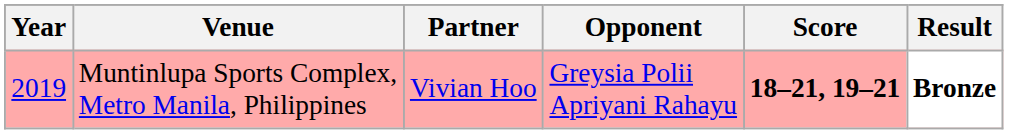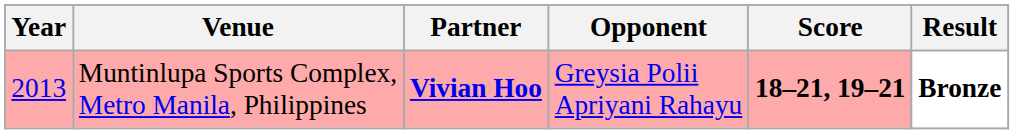(39, 88) 2019 -> (39, 88) 2013
(473, 88) normal -> (476, 88) bold
